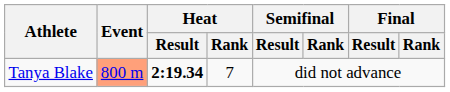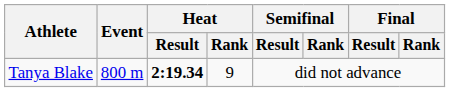(122, 72) lightsalmon background -> (122, 72) no background
(230, 72) 7 -> (230, 72) 9
